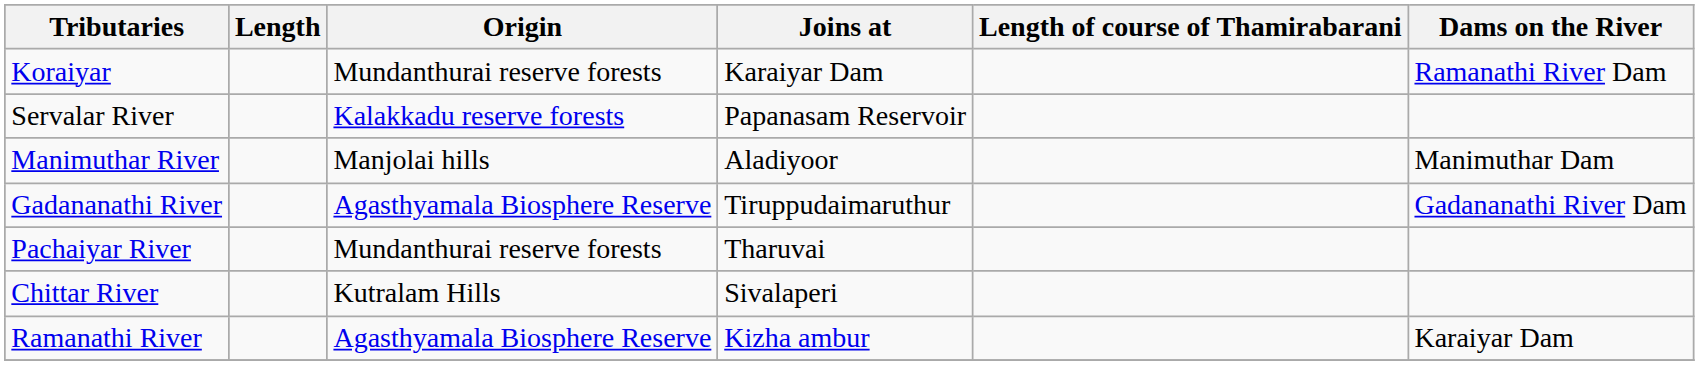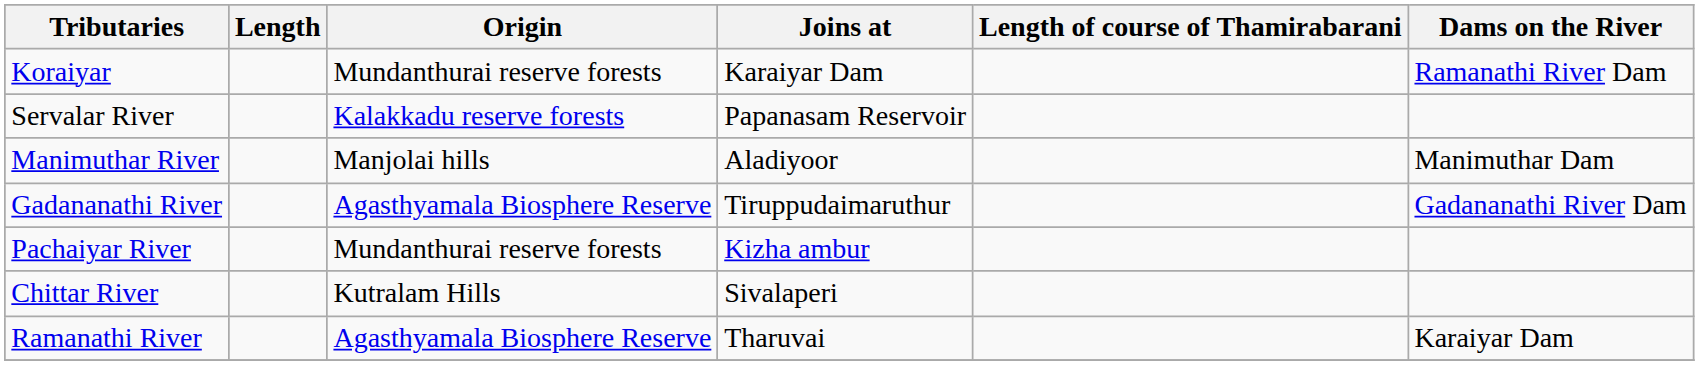(775, 248) Tharuvai -> (797, 248) Kizha ambur
(797, 337) Kizha ambur -> (775, 337) Tharuvai
